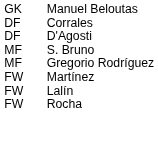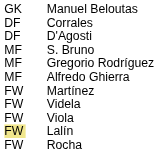+ row: (88, 77)
+ row: (64, 104)
+ row: (60, 118)
(14, 90) no background -> (14, 131) khaki background
